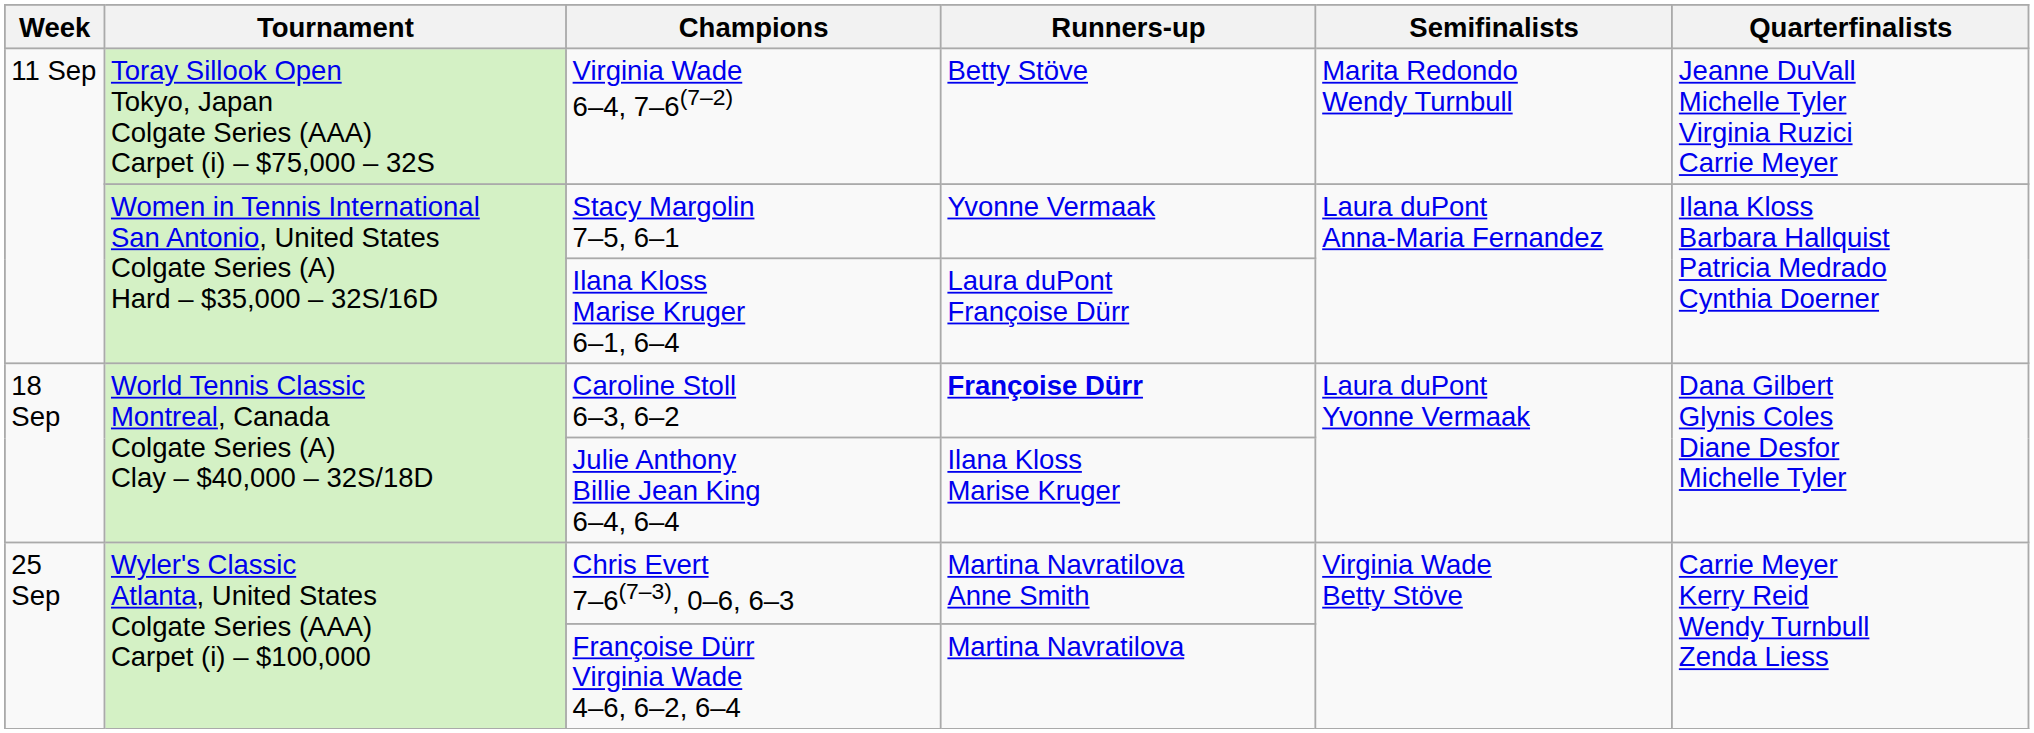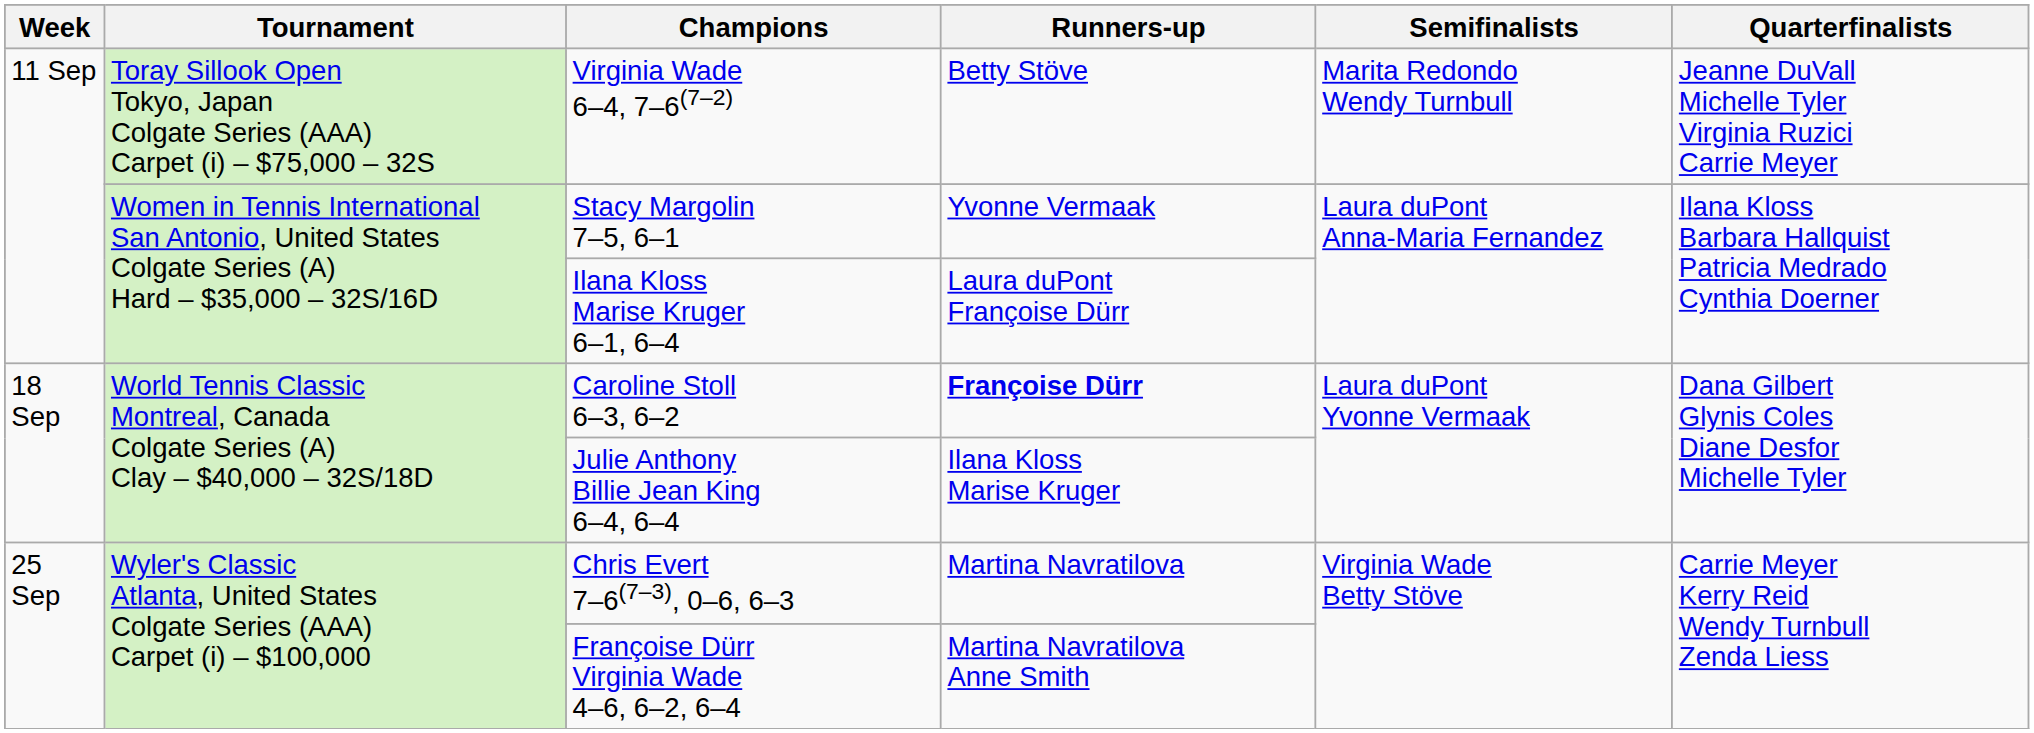(1066, 581) Martina Navratilova Anne Smith -> (1066, 565) Martina Navratilova
(1066, 645) Martina Navratilova -> (1066, 660) Martina Navratilova Anne Smith
